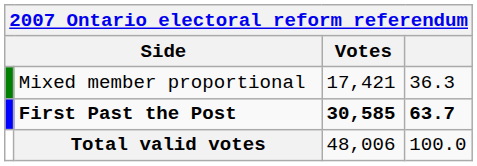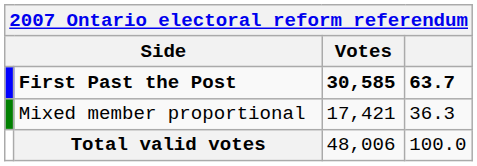rows swapped: (128, 114) <-> (162, 83)
